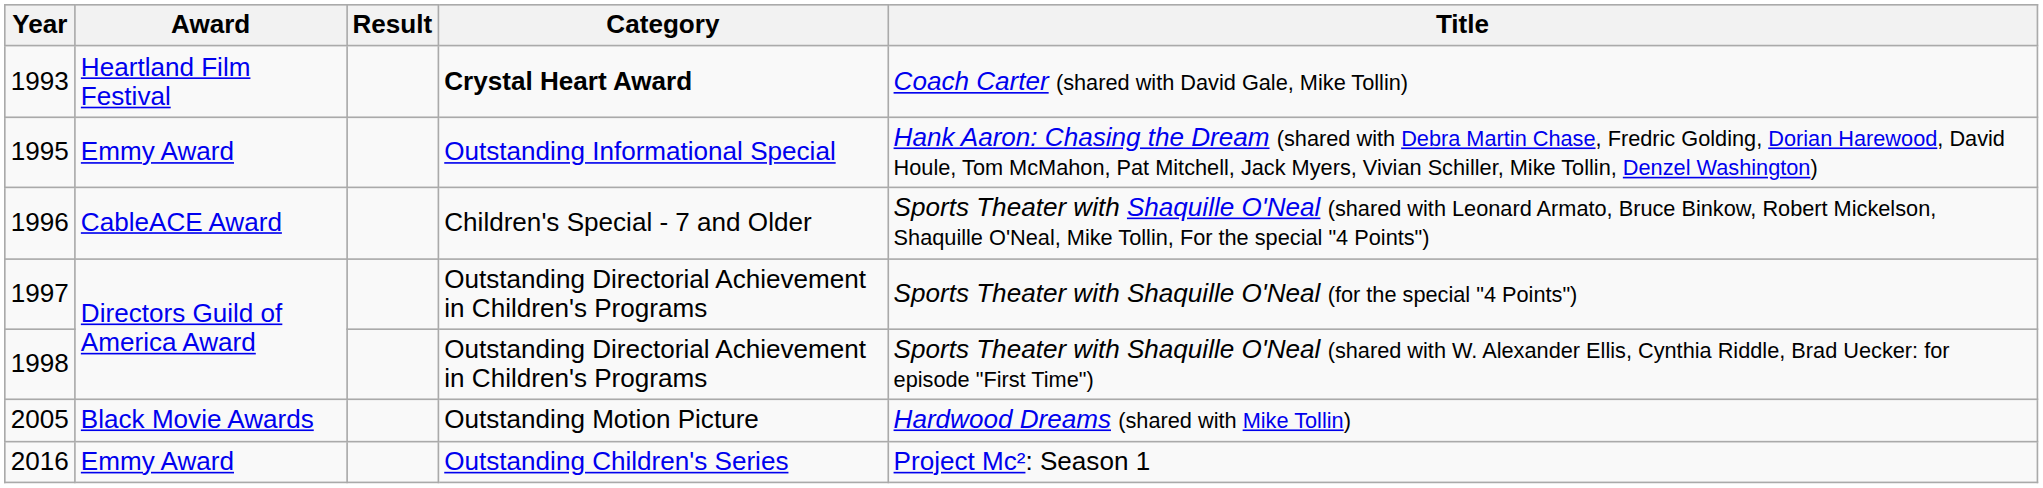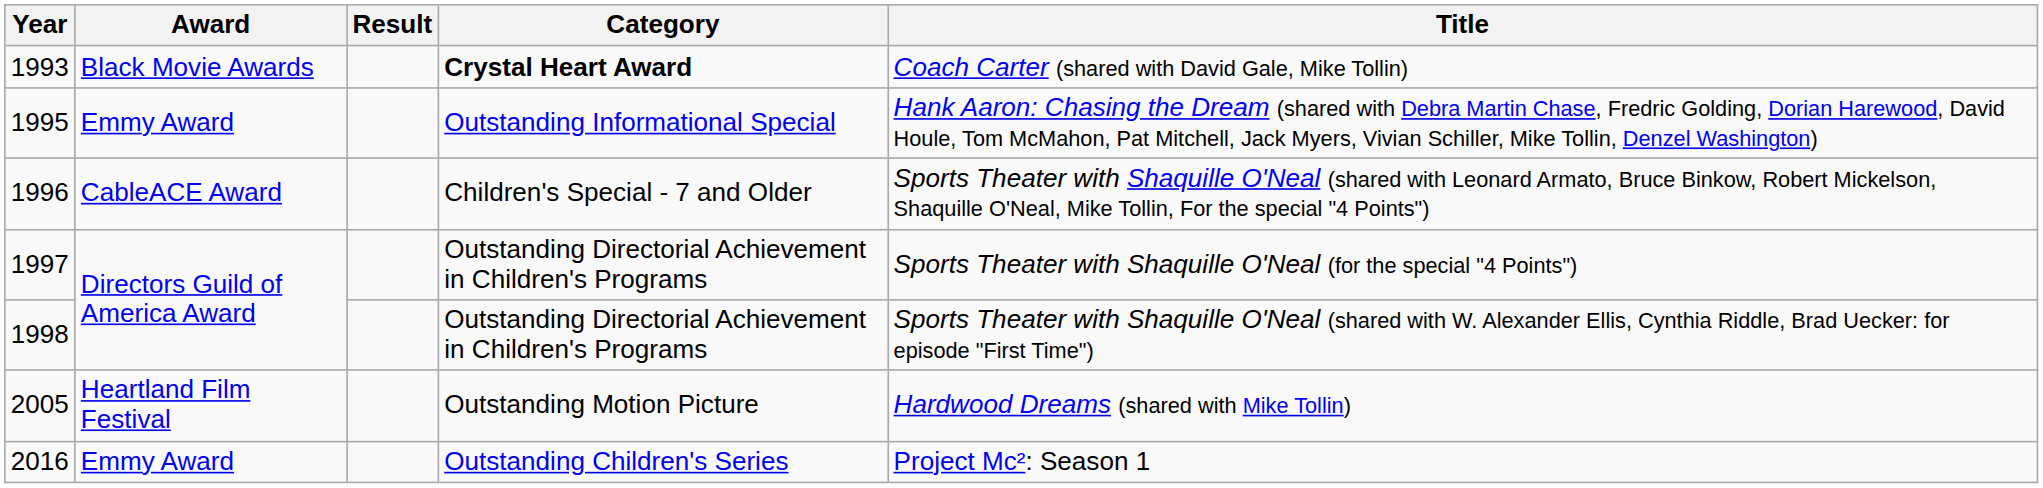(166, 81) Heartland Film Festival -> (197, 66) Black Movie Awards
(197, 420) Black Movie Awards -> (166, 405) Heartland Film Festival
